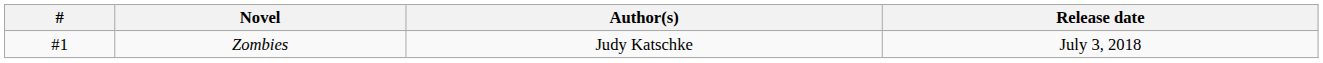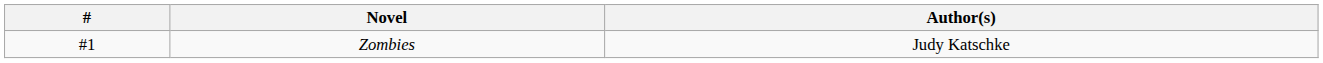- column: (1100, 17)
